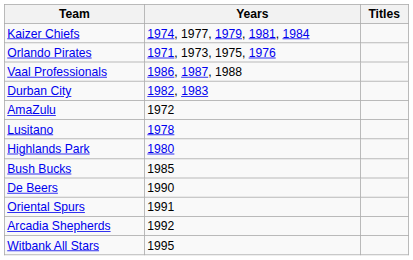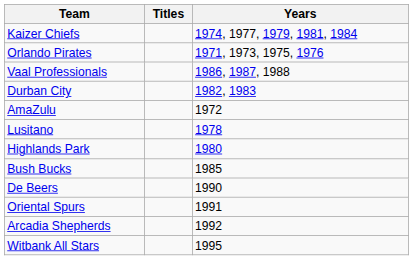columns swapped: (384, 14) <-> (252, 14)
